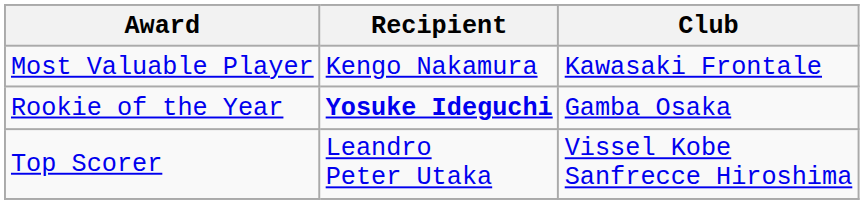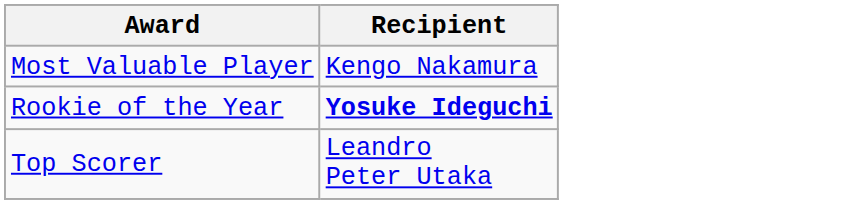- column: (708, 26)
